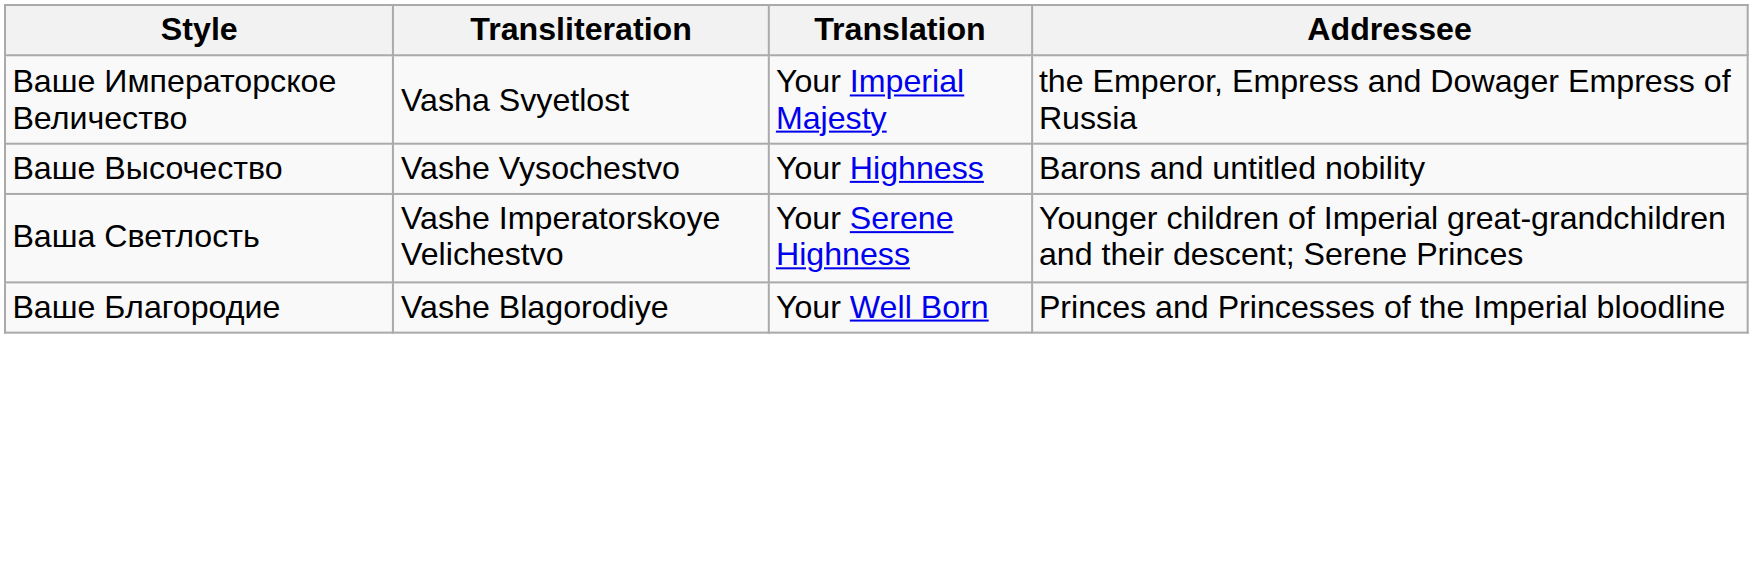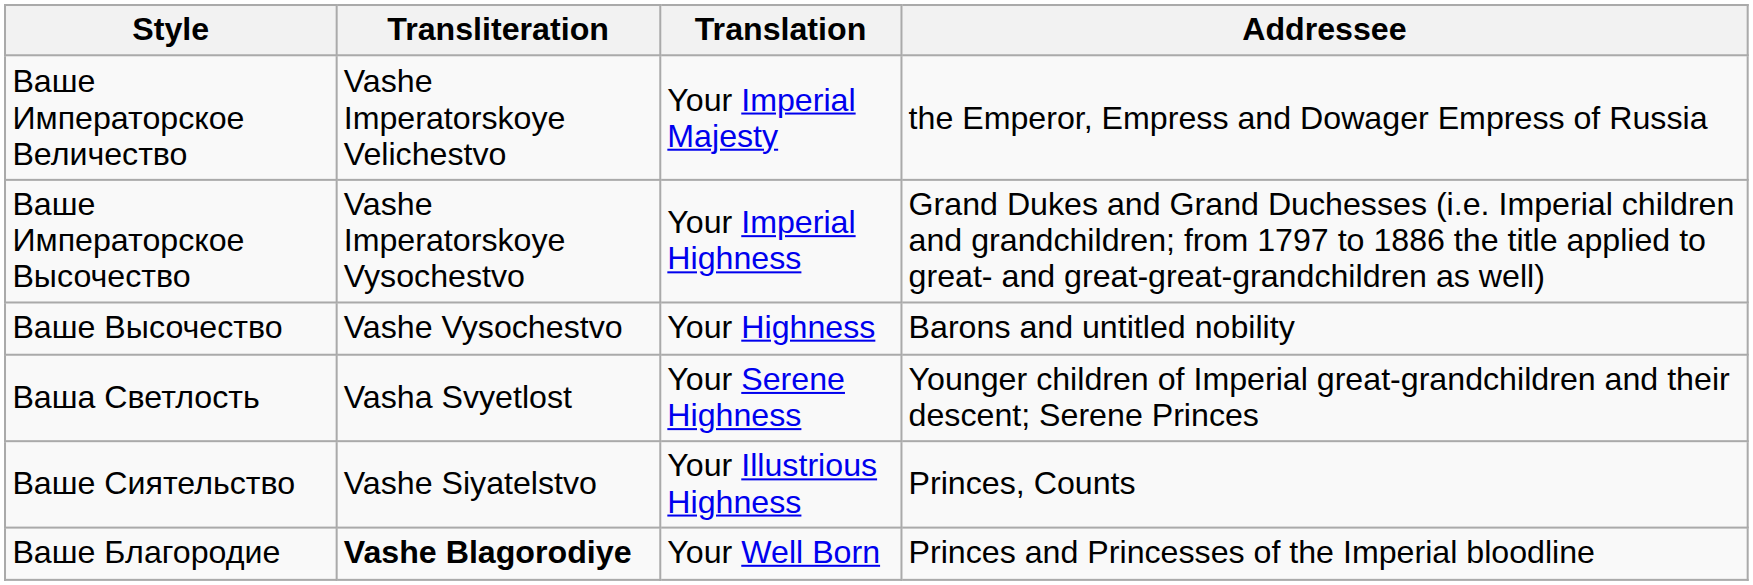(515, 99) Vasha Svyetlost -> (455, 117) Vashe Imperatorskoye Velichestvo
+ row: (128, 240)
(561, 237) Vashe Imperatorskoye Velichestvo -> (458, 396) Vasha Svyetlost
+ row: (154, 484)
(535, 306) normal -> (488, 553) bold
